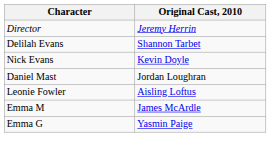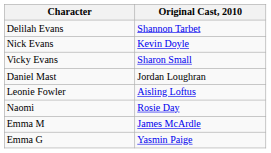- row: (24, 28)
+ row: (32, 60)
+ row: (20, 108)
